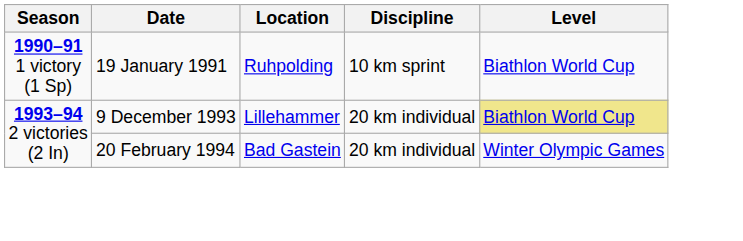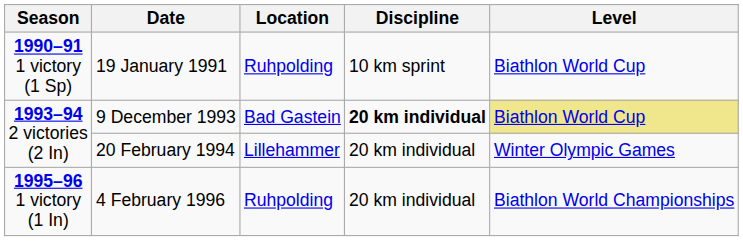(292, 116) Lillehammer -> (292, 116) Bad Gastein
(412, 116) normal -> (417, 116) bold
(292, 150) Bad Gastein -> (292, 150) Lillehammer
+ row: (161, 201)
